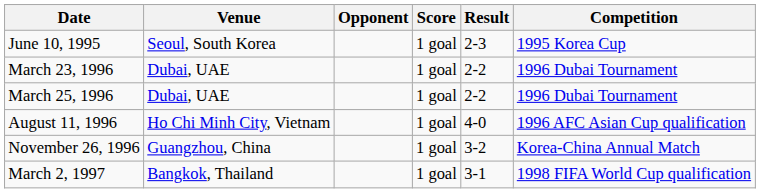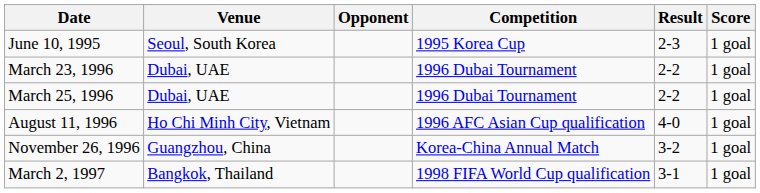columns swapped: (436, 17) <-> (634, 17)
